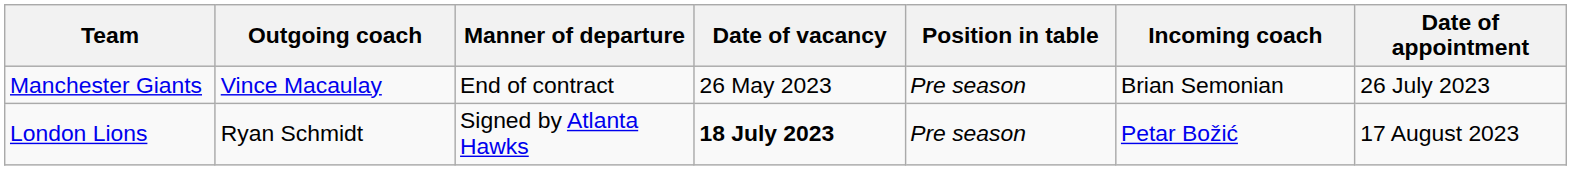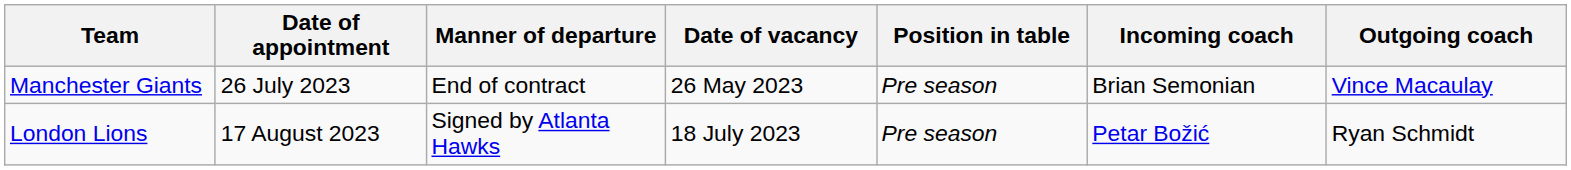columns swapped: (335, 35) <-> (1460, 35)
(767, 133) bold -> (736, 133) normal
